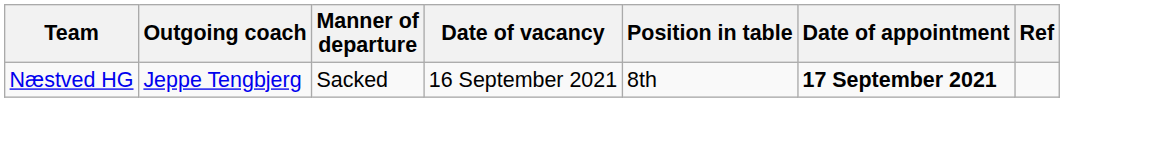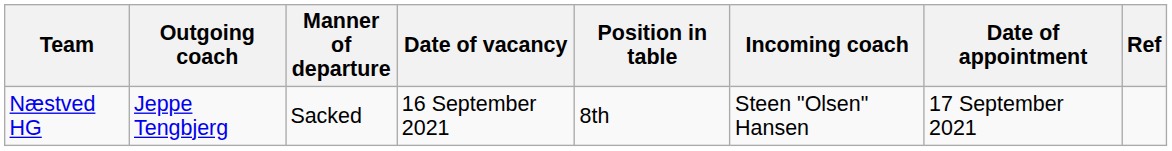+ column: (827, 45)
(900, 79) bold -> (996, 115) normal
